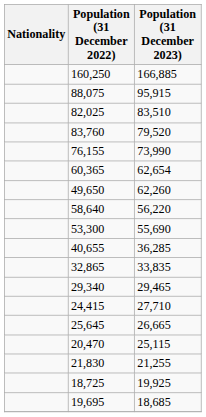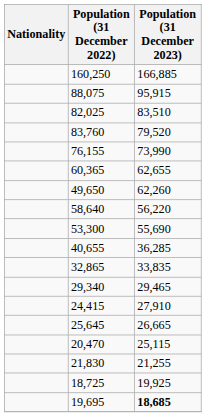(154, 170) 62,654 -> (154, 170) 62,655
(154, 305) 27,710 -> (154, 305) 27,910
(154, 402) normal -> (154, 402) bold
